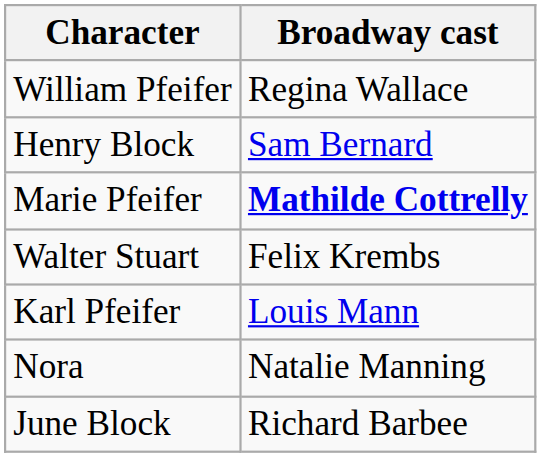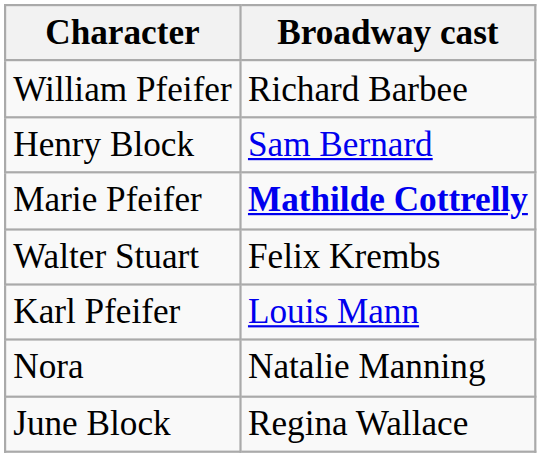(358, 88) Regina Wallace -> (358, 88) Richard Barbee
(358, 423) Richard Barbee -> (358, 423) Regina Wallace
